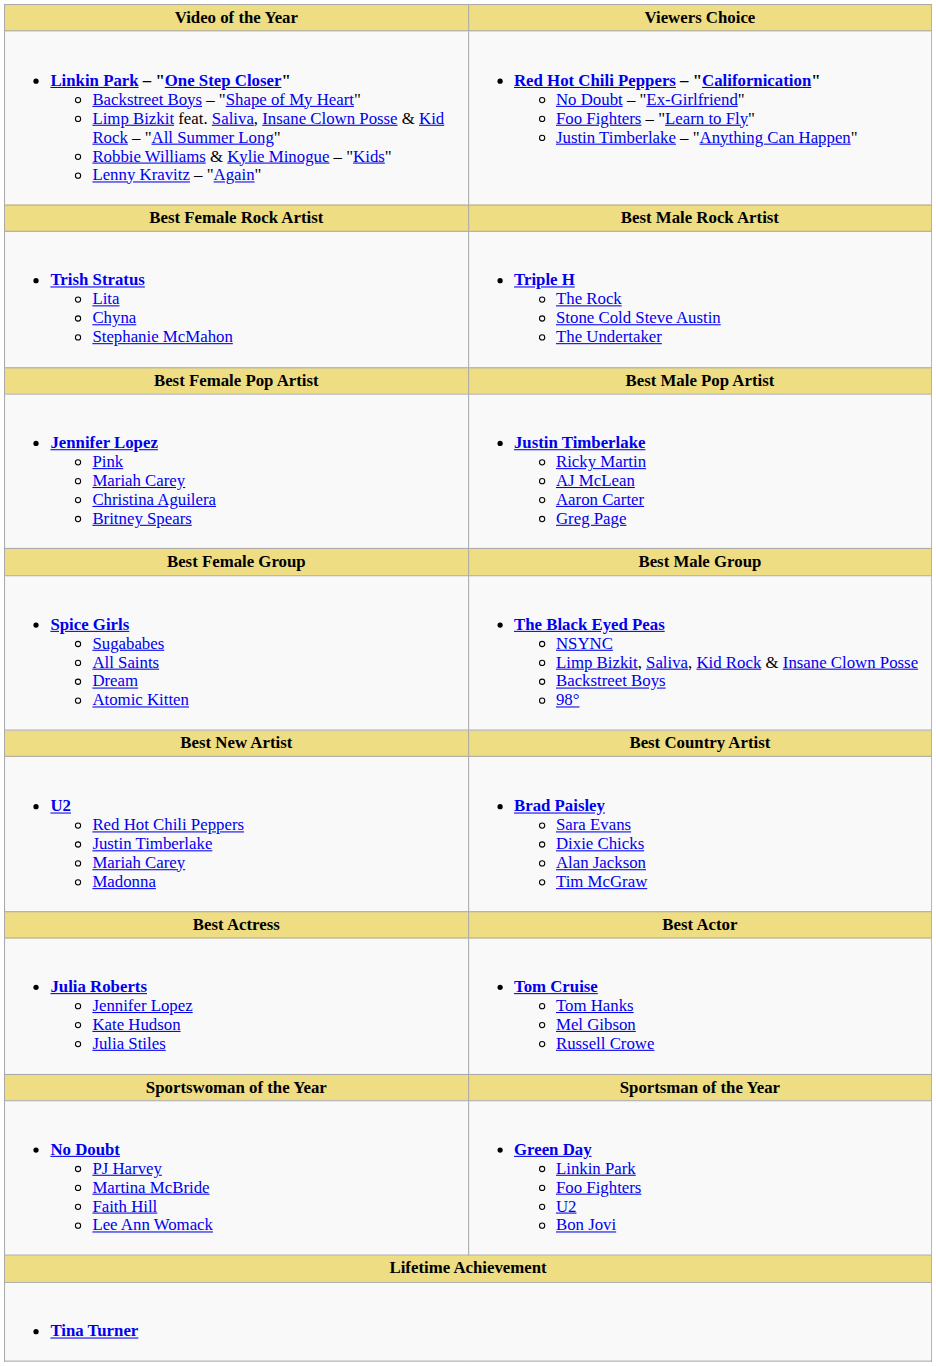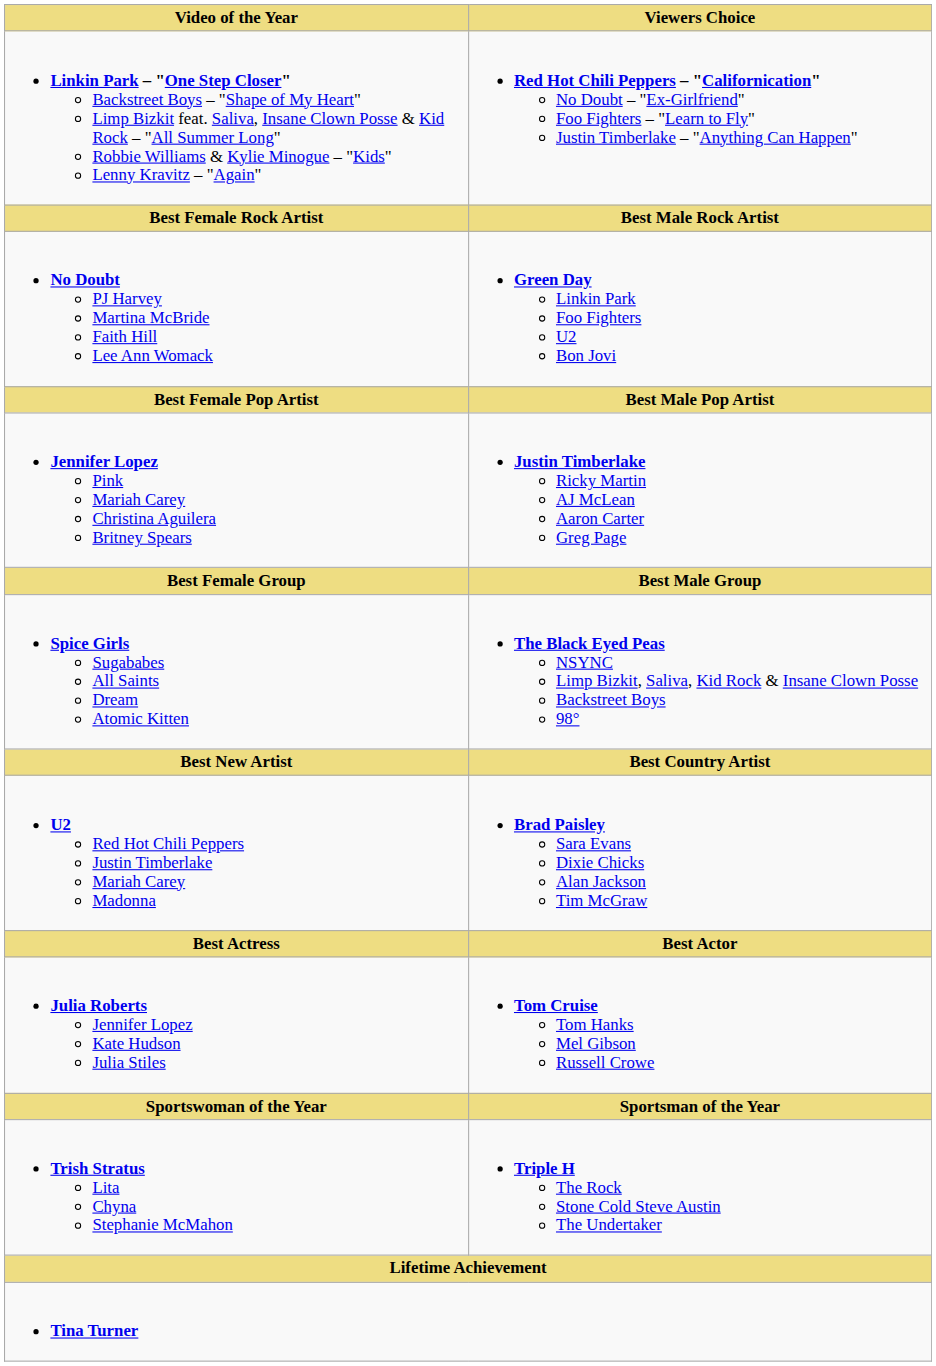rows swapped: (236, 1187) <-> (236, 309)
